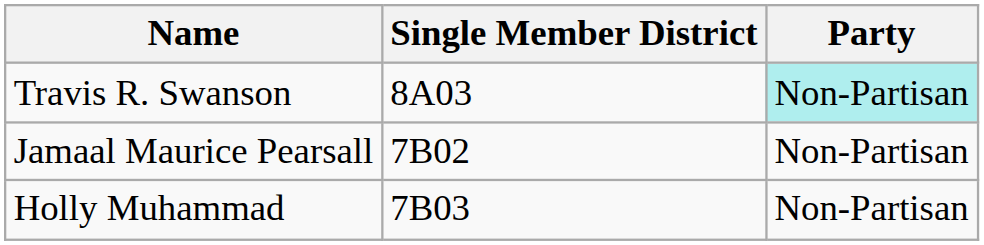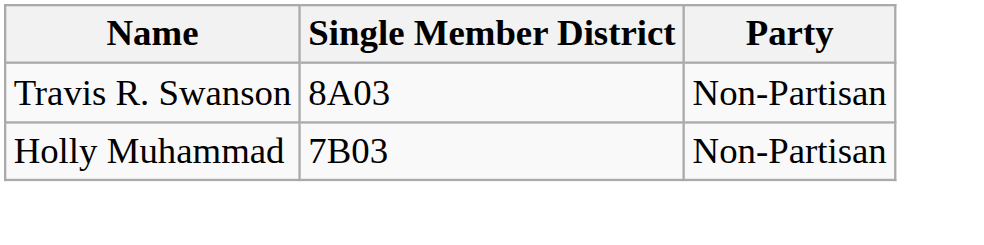(872, 92) paleturquoise background -> (790, 92) no background
- row: (193, 150)
